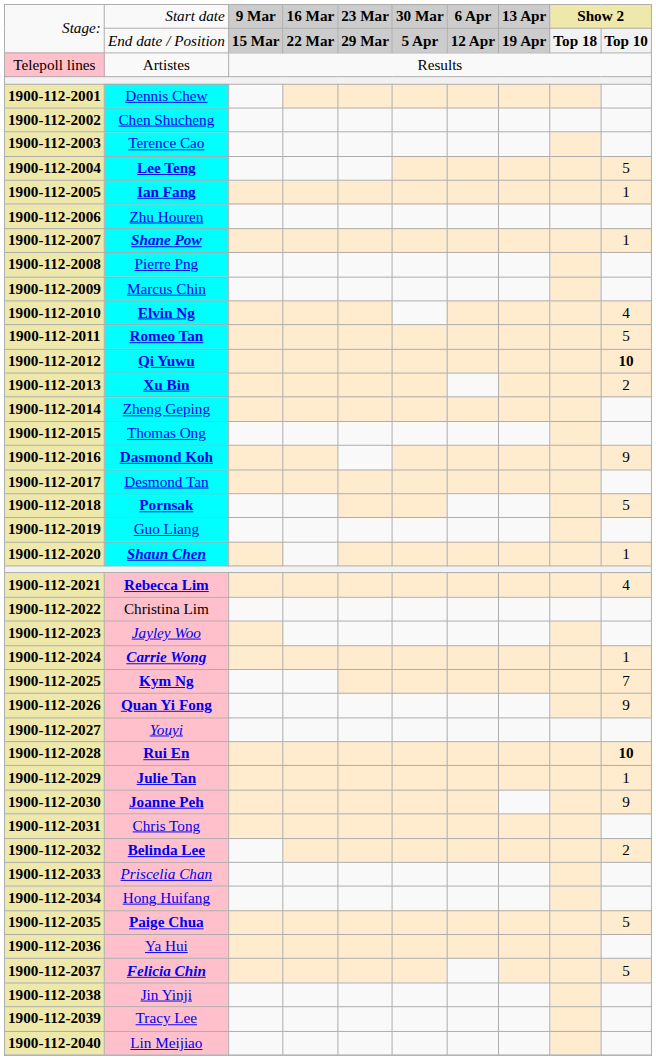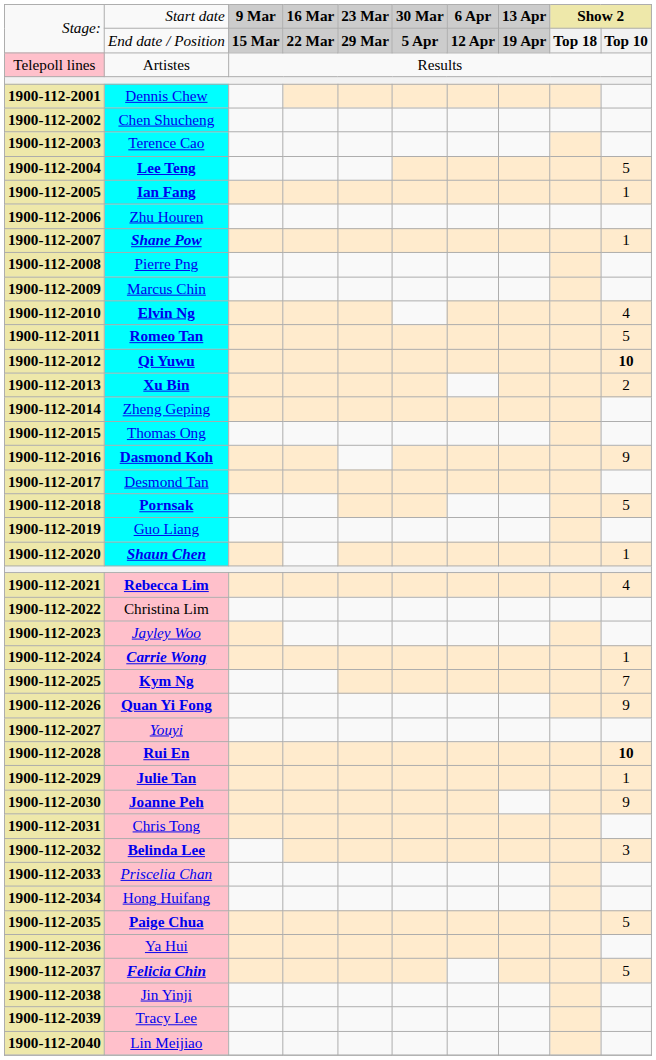(626, 850) 2 -> (626, 850) 3
